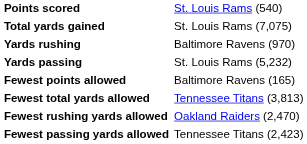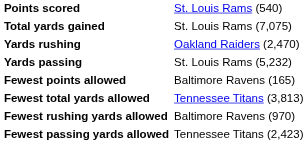(235, 44) Baltimore Ravens (970) -> (237, 44) Oakland Raiders (2,470)
(237, 116) Oakland Raiders (2,470) -> (235, 116) Baltimore Ravens (970)
